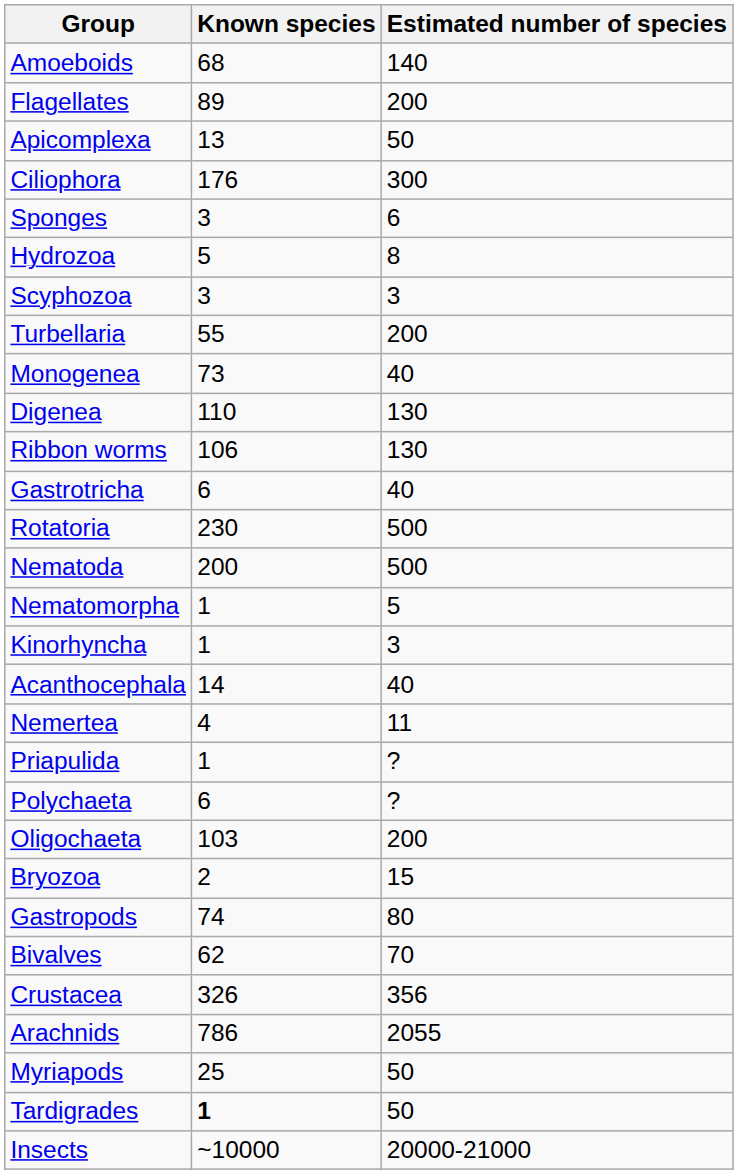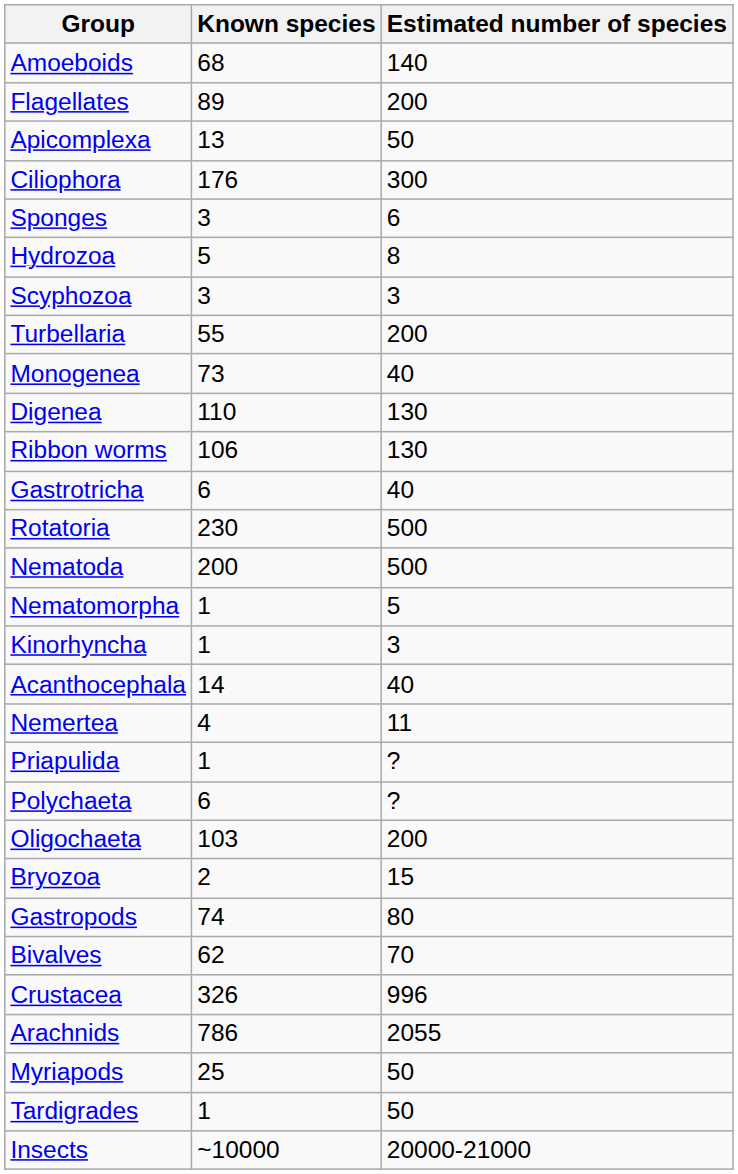(407, 994) 356 -> (407, 994) 996
(204, 1110) bold -> (204, 1110) normal
